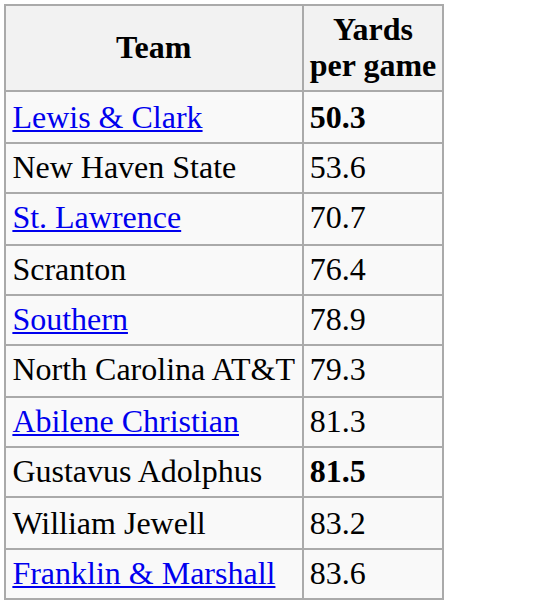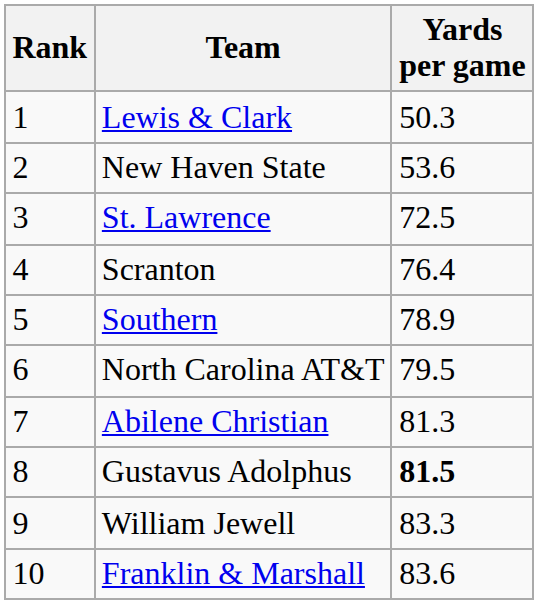+ column: (50, 47)
(338, 116) bold -> (427, 116) normal
(338, 218) 70.7 -> (427, 218) 72.5
(338, 370) 79.3 -> (427, 370) 79.5
(338, 522) 83.2 -> (427, 522) 83.3
